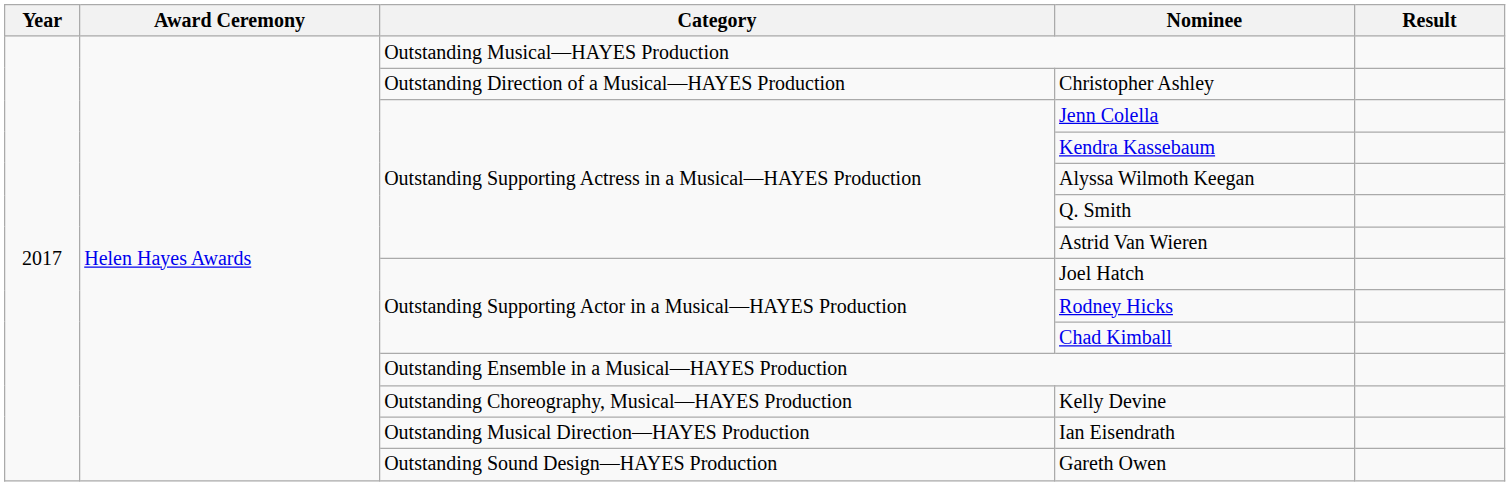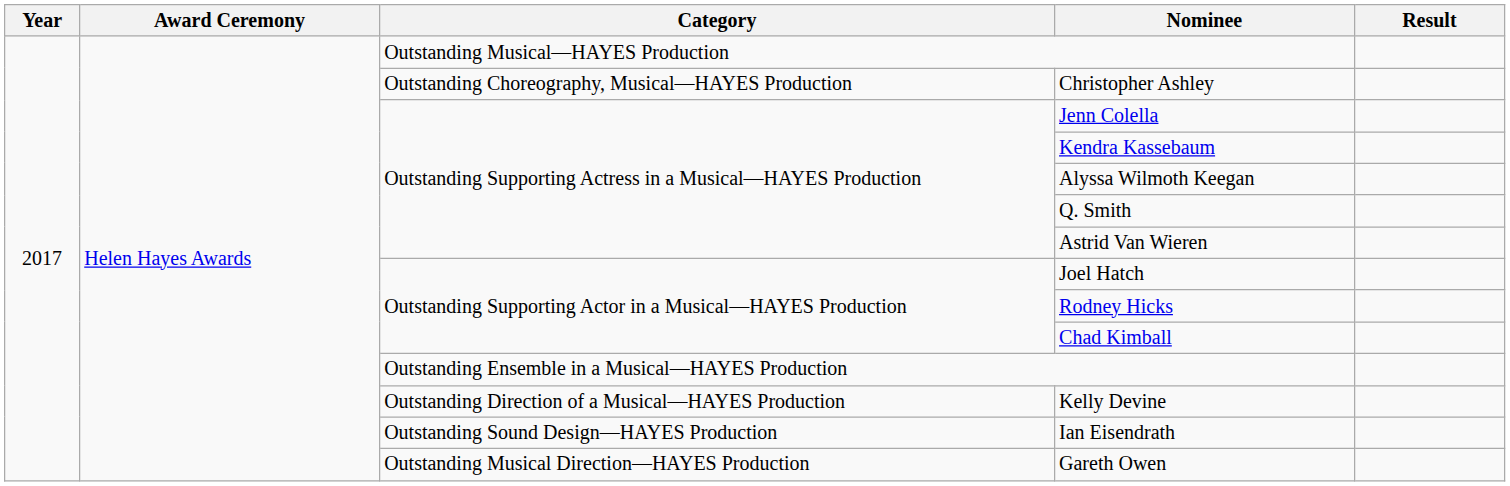(615, 83) Outstanding Direction of a Musical—HAYES Production -> (618, 83) Outstanding Choreography, Musical—HAYES Production
(618, 400) Outstanding Choreography, Musical—HAYES Production -> (615, 400) Outstanding Direction of a Musical—HAYES Production
(597, 432) Outstanding Musical Direction—HAYES Production -> (581, 432) Outstanding Sound Design—HAYES Production
(581, 464) Outstanding Sound Design—HAYES Production -> (597, 464) Outstanding Musical Direction—HAYES Production
